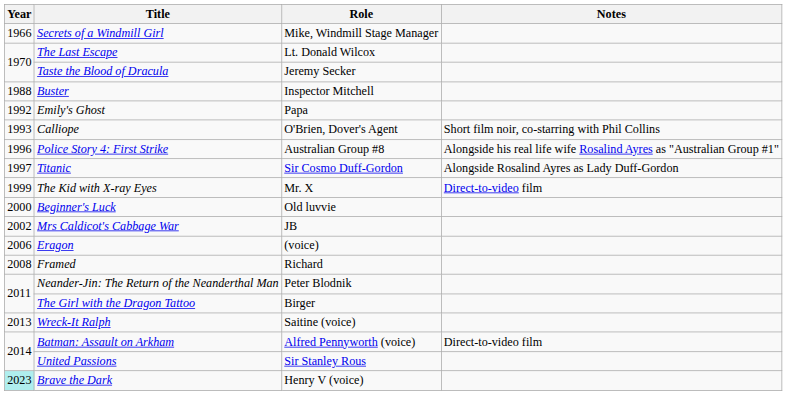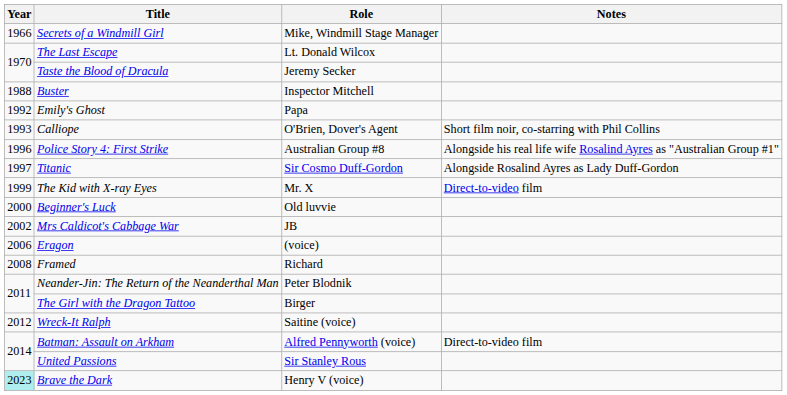(19, 322) 2013 -> (19, 322) 2012
